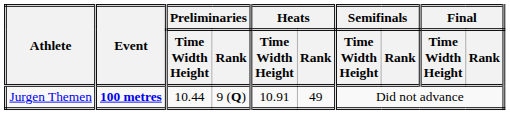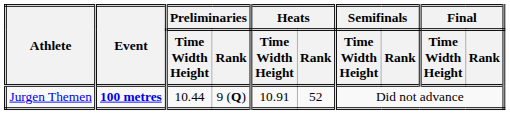(316, 97) 49 -> (316, 97) 52
